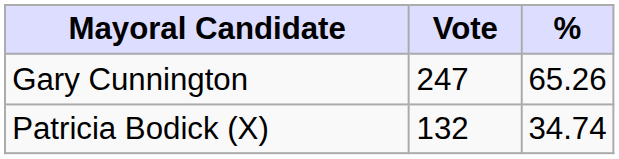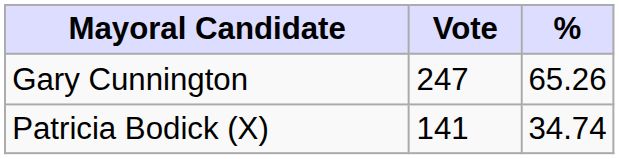(443, 128) 132 -> (443, 128) 141
